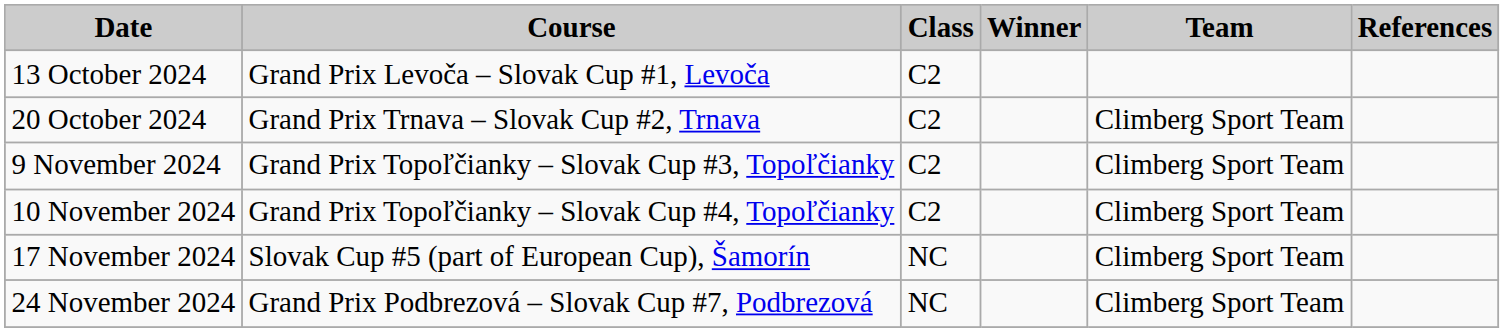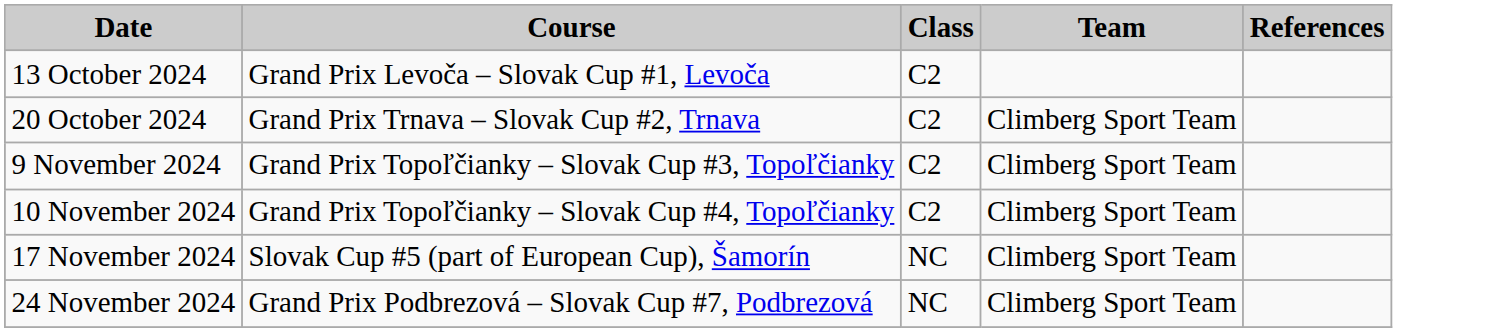- column: (1034, 27)
